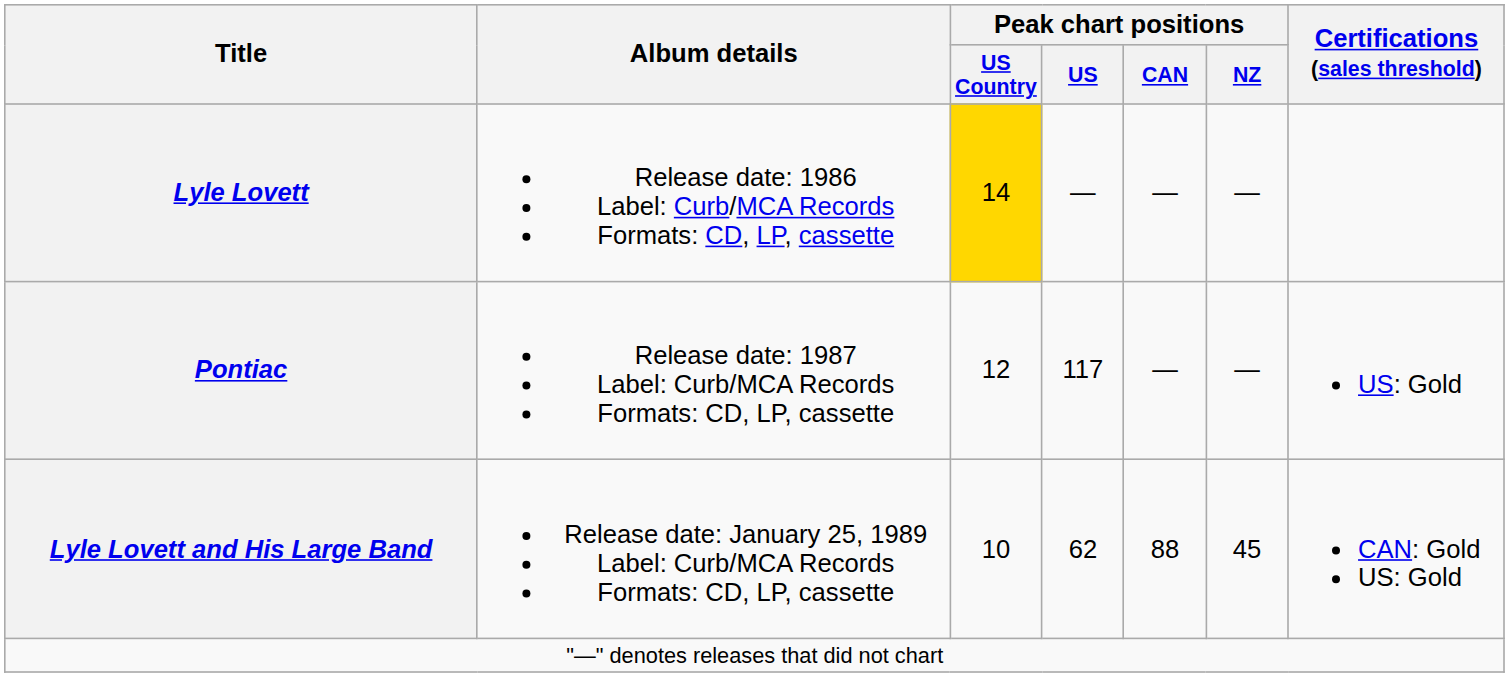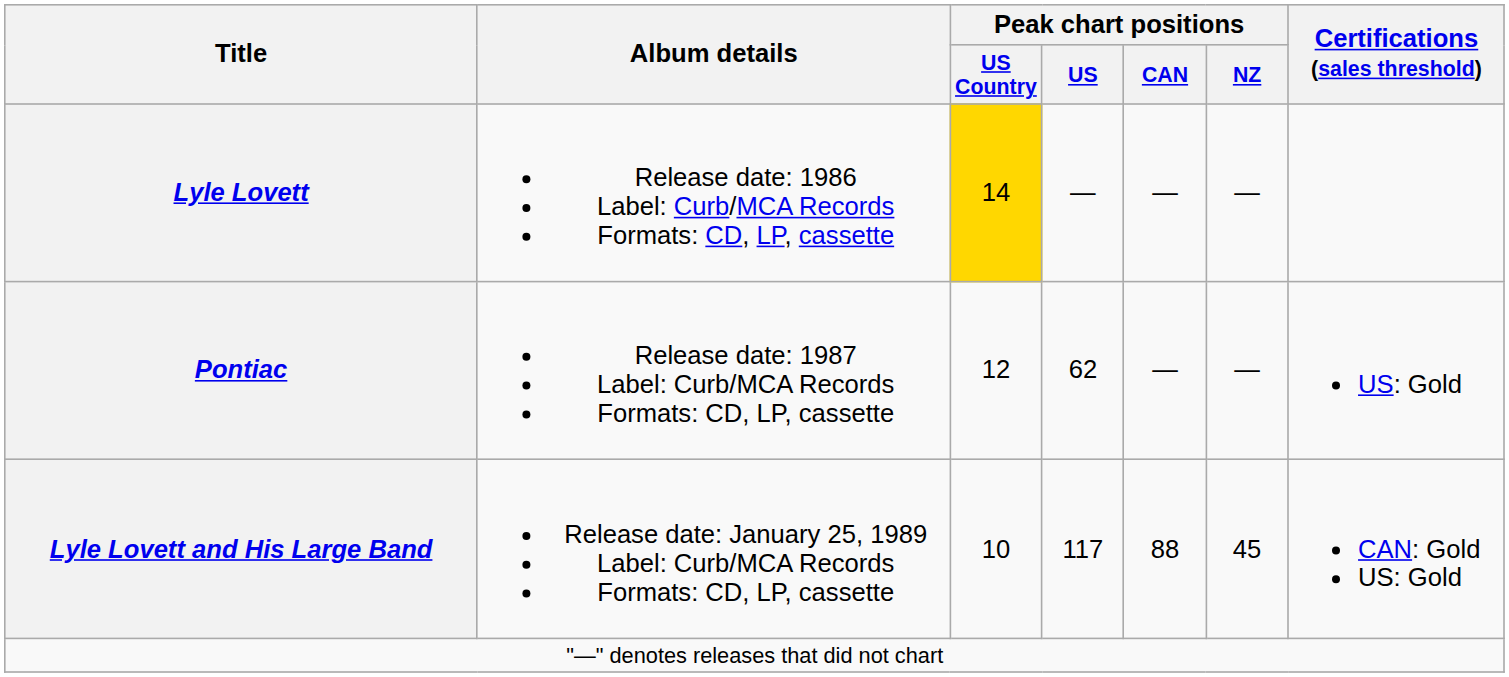(1083, 370) 117 -> (1083, 370) 62
(1083, 548) 62 -> (1083, 548) 117
